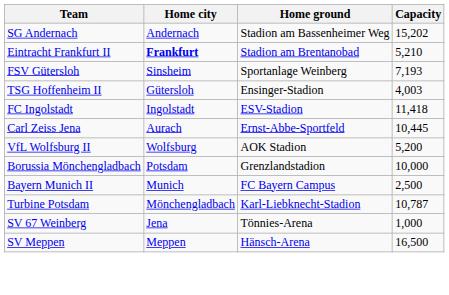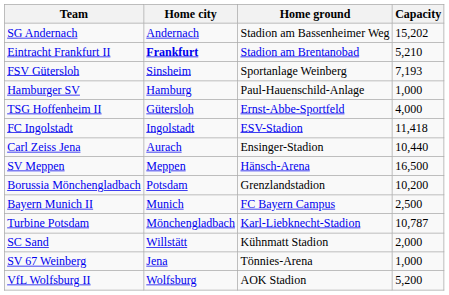+ row: (44, 90)
(282, 90) Ensinger-Stadion -> (292, 109) Ernst-Abbe-Sportfeld
(409, 90) 4,003 -> (409, 109) 4,000
(292, 128) Ernst-Abbe-Sportfeld -> (282, 147) Ensinger-Stadion
(412, 128) 10,445 -> (412, 147) 10,440
rows swapped: (36, 242) <-> (49, 147)
(412, 166) 10,000 -> (412, 185) 10,200
+ row: (28, 242)
